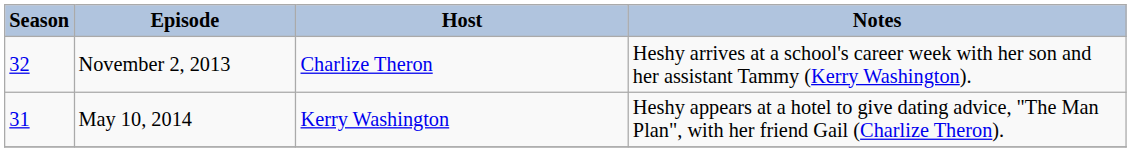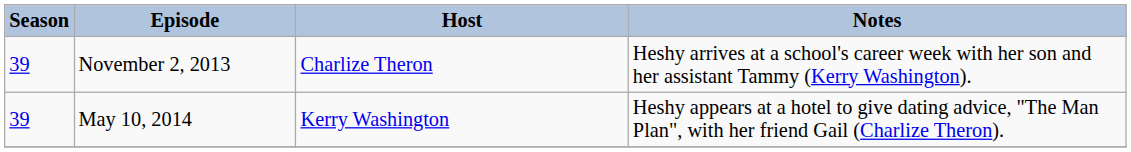(19, 64) 32 -> (19, 64) 39
(19, 119) 31 -> (19, 119) 39
